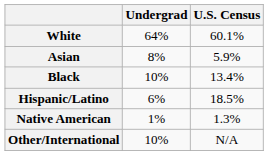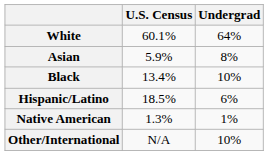columns swapped: (157, 15) <-> (227, 15)
